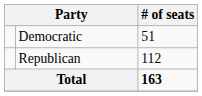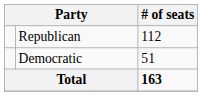rows swapped: (50, 58) <-> (50, 36)
